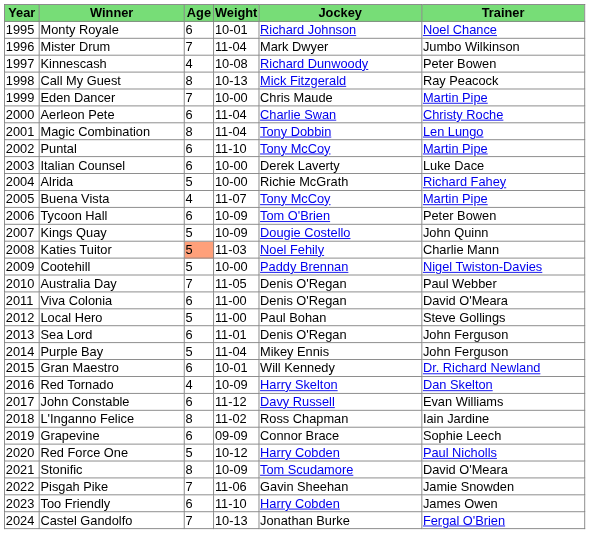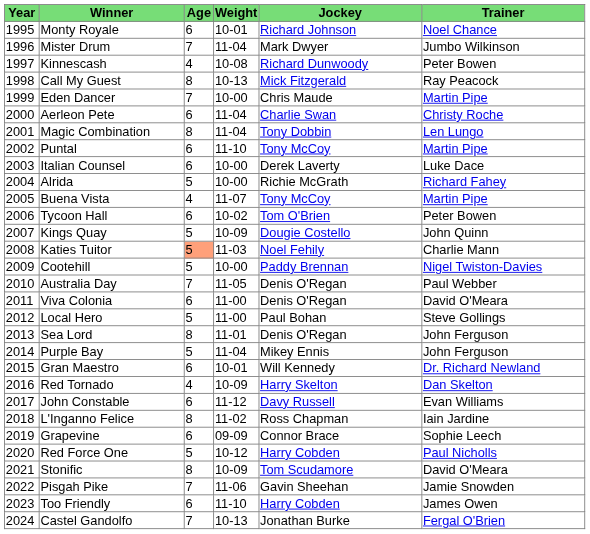(231, 216) 10-09 -> (231, 216) 10-02
(189, 334) 6 -> (189, 334) 8
